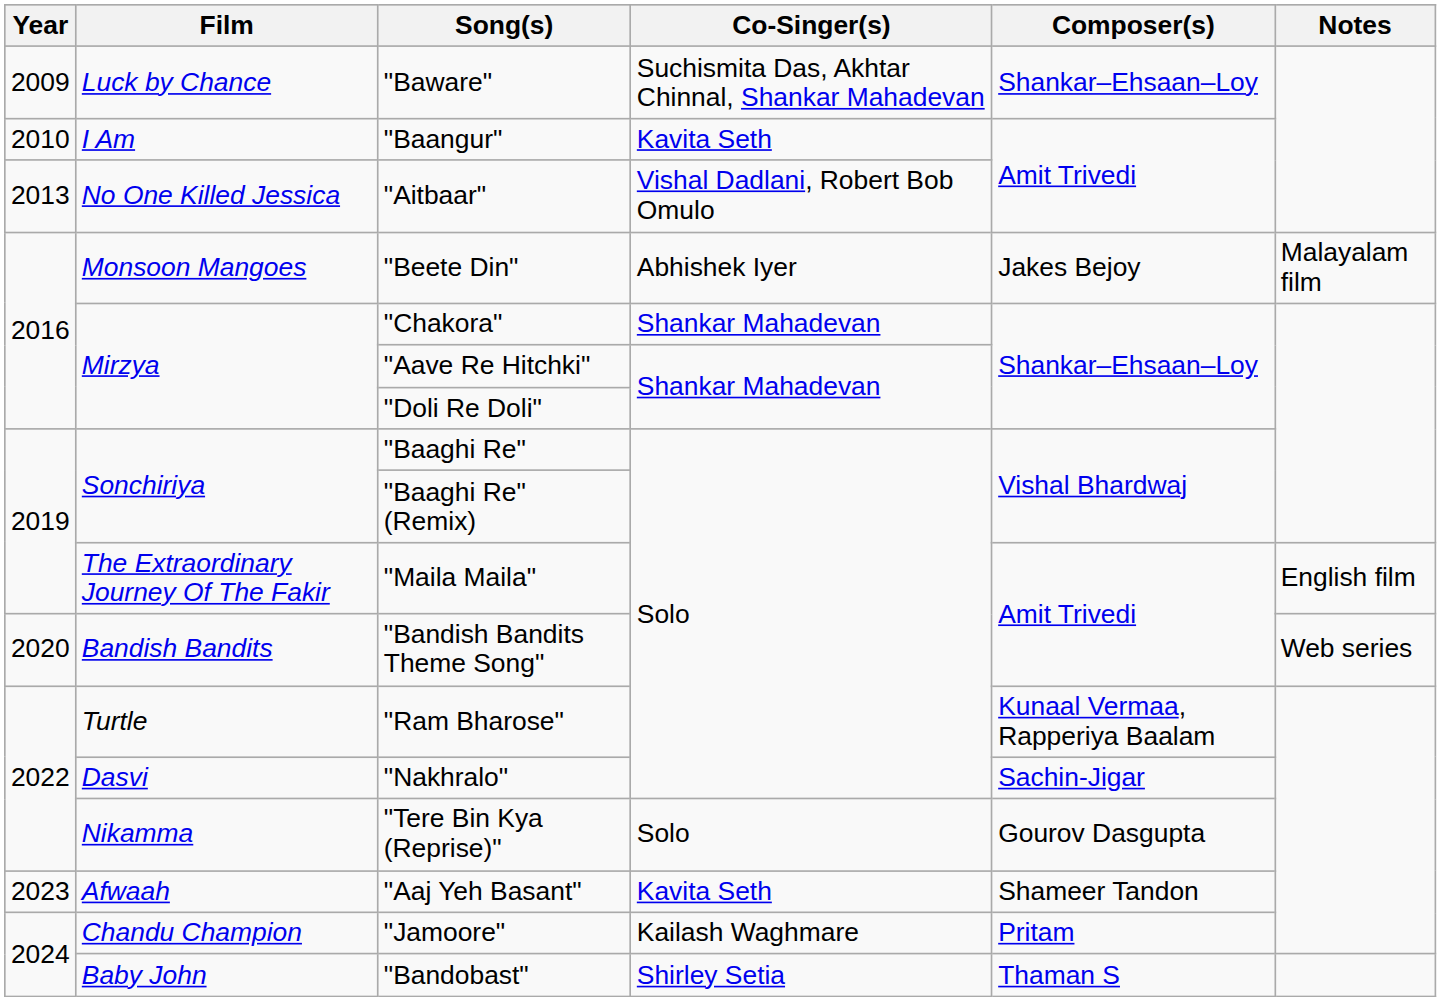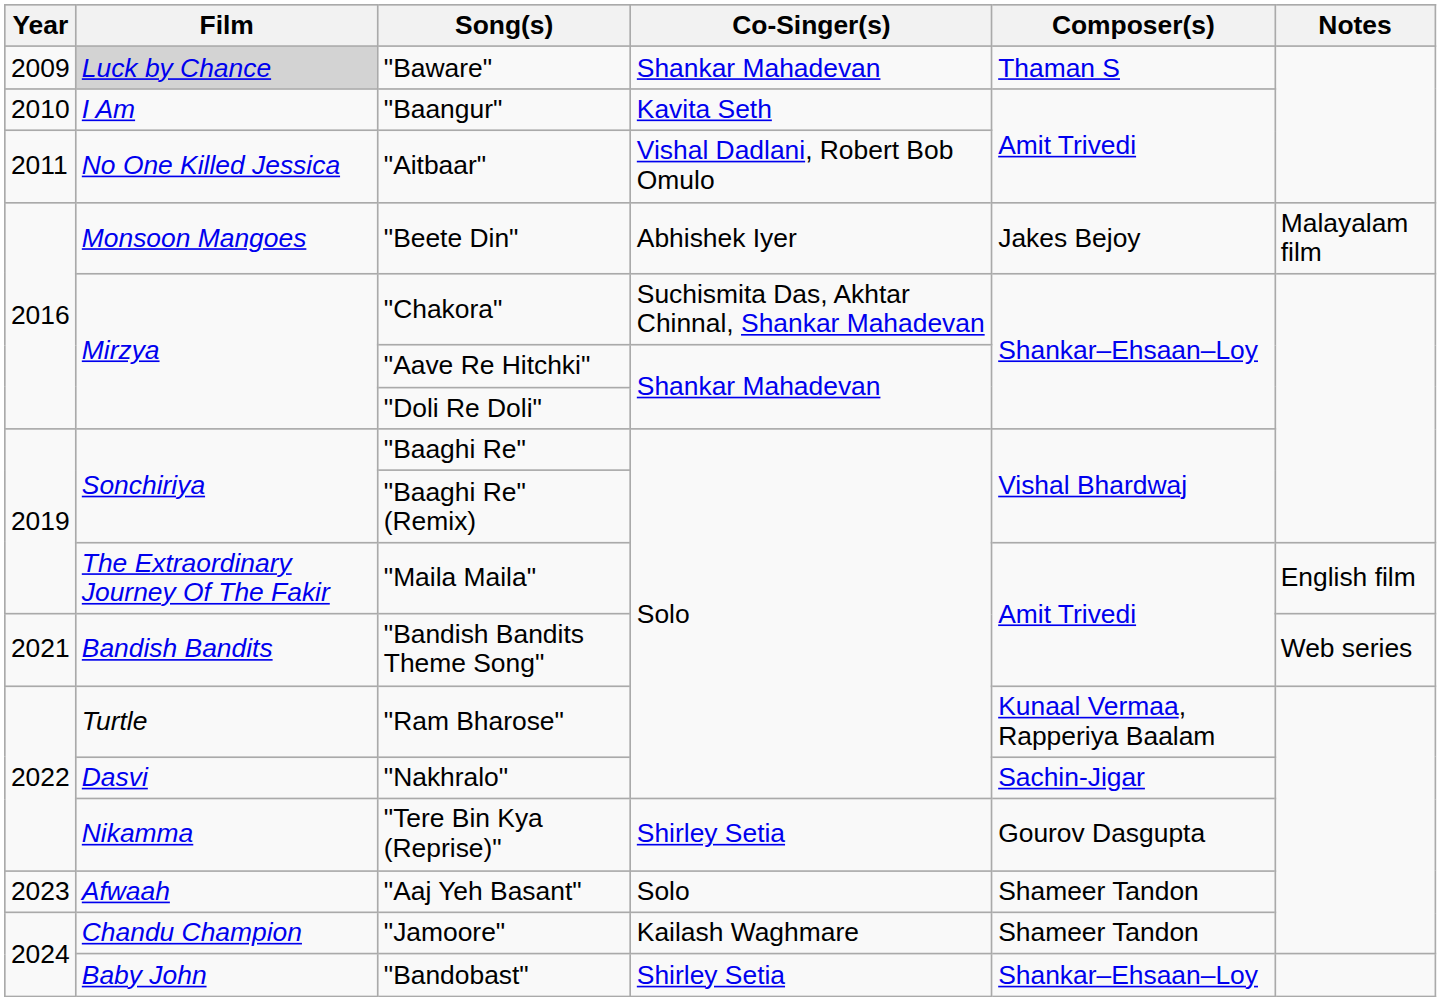(176, 82) no background -> (176, 67) lightgrey background
(811, 82) Suchismita Das, Akhtar Chinnal, Shankar Mahadevan -> (759, 67) Shankar Mahadevan
(1128, 82) Shankar–Ehsaan–Loy -> (1059, 67) Thaman S
(40, 195) 2013 -> (39, 165) 2011
(759, 323) Shankar Mahadevan -> (811, 309) Suchismita Das, Akhtar Chinnal, Shankar Mahadevan
(40, 649) 2020 -> (40, 649) 2021
(663, 834) Solo -> (711, 834) Shirley Setia
(704, 891) Kavita Seth -> (663, 891) Solo
(1036, 932) Pritam -> (1098, 932) Shameer Tandon
(1059, 974) Thaman S -> (1128, 974) Shankar–Ehsaan–Loy
